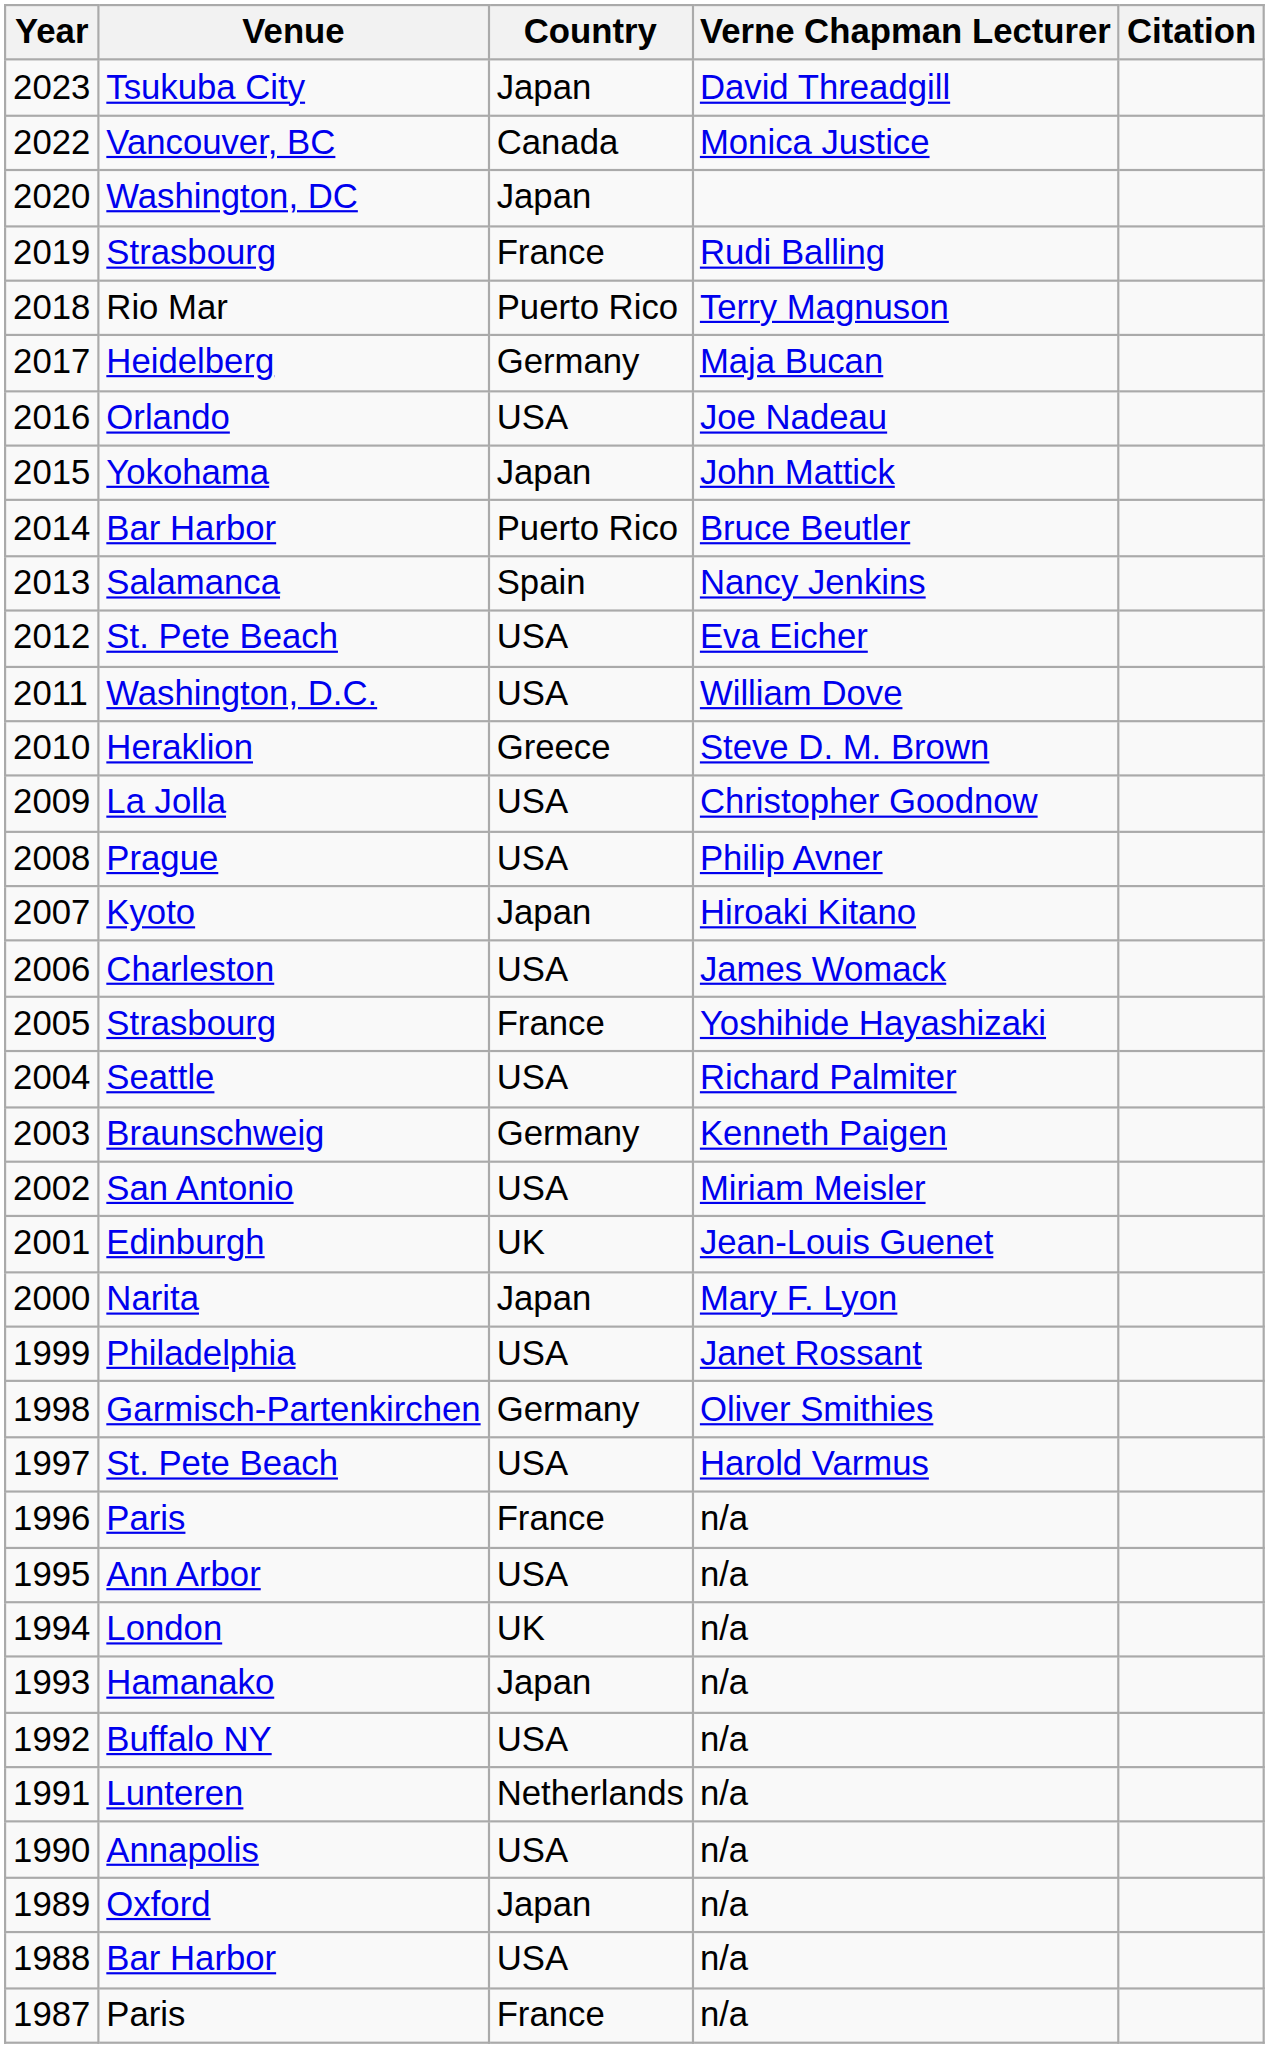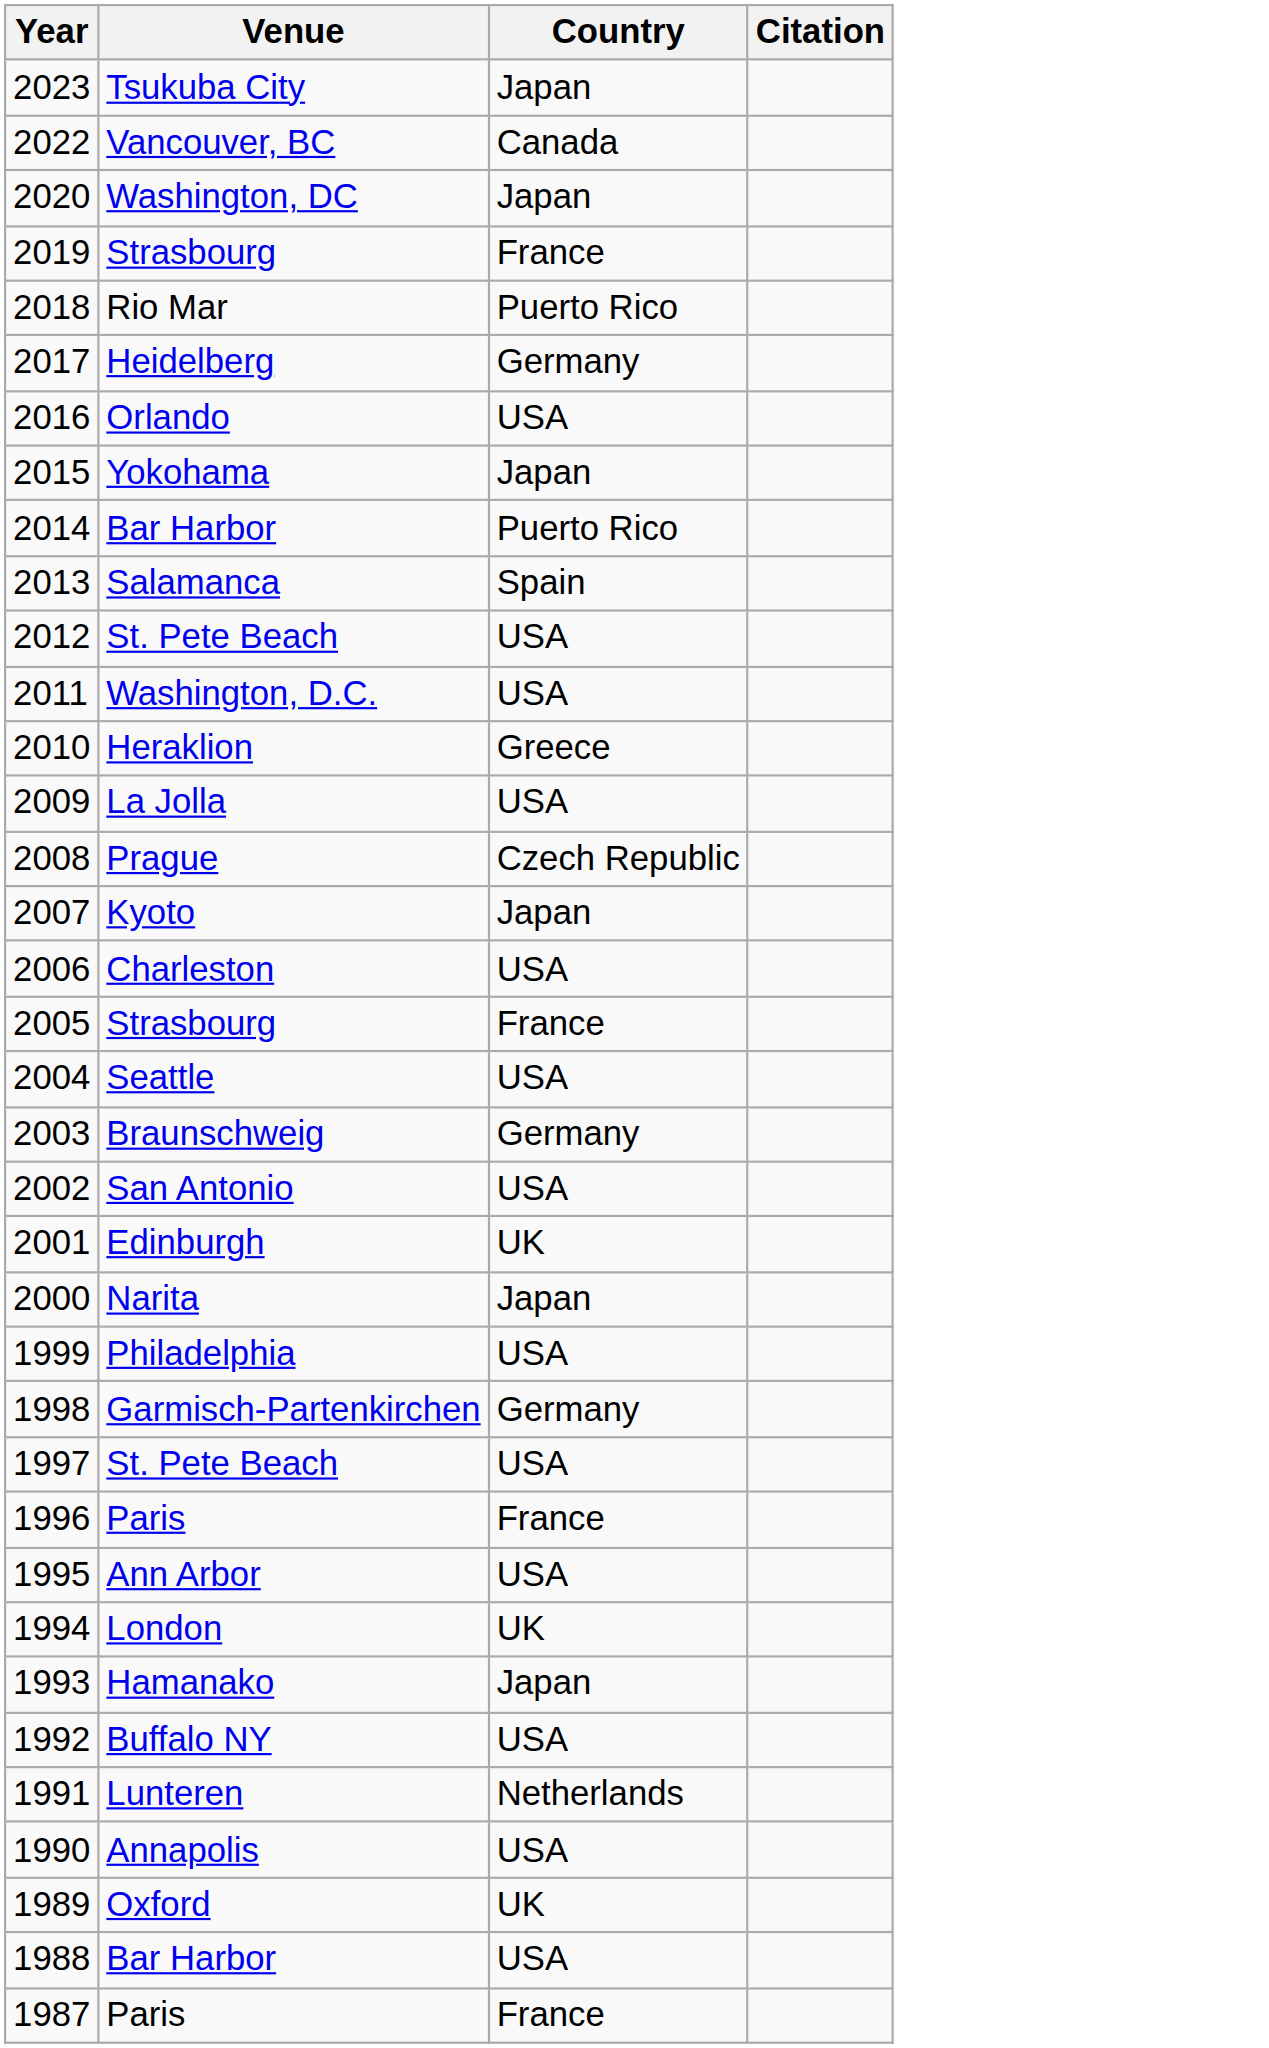- column: (905, 32)
(532, 857) USA -> (618, 857) Czech Republic
(544, 1904) Japan -> (521, 1904) UK
